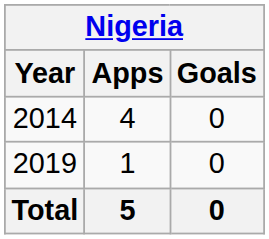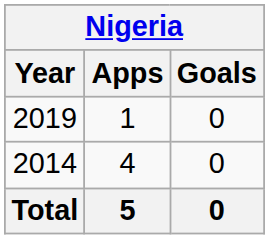rows swapped: (45, 118) <-> (45, 164)
